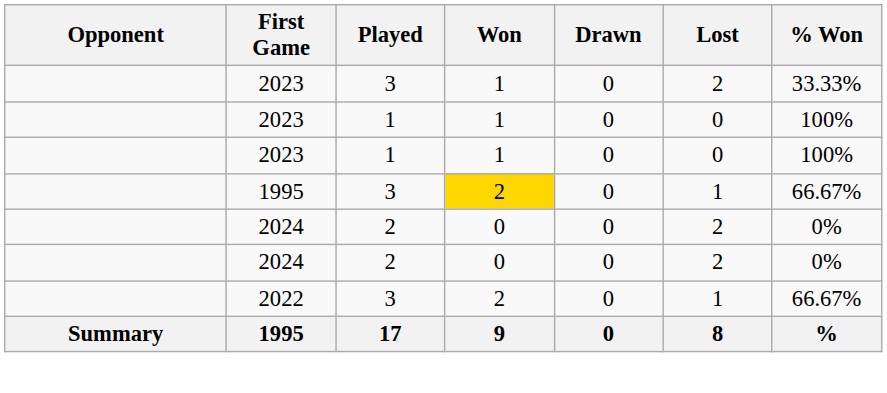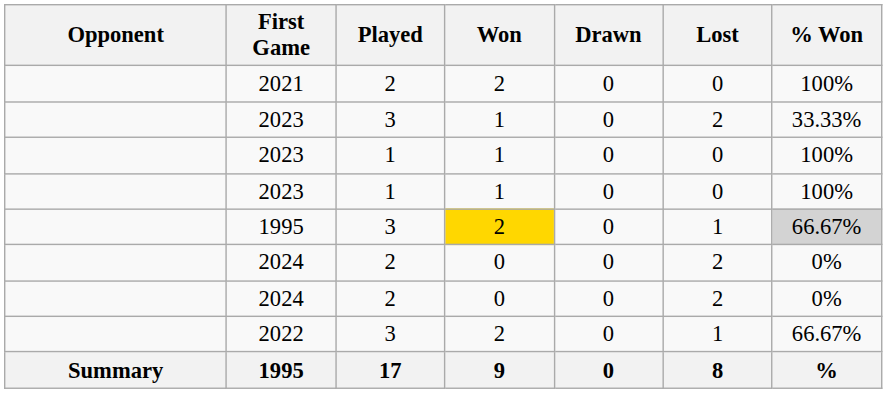+ row: (281, 83)
(827, 190) no background -> (827, 226) lightgrey background
